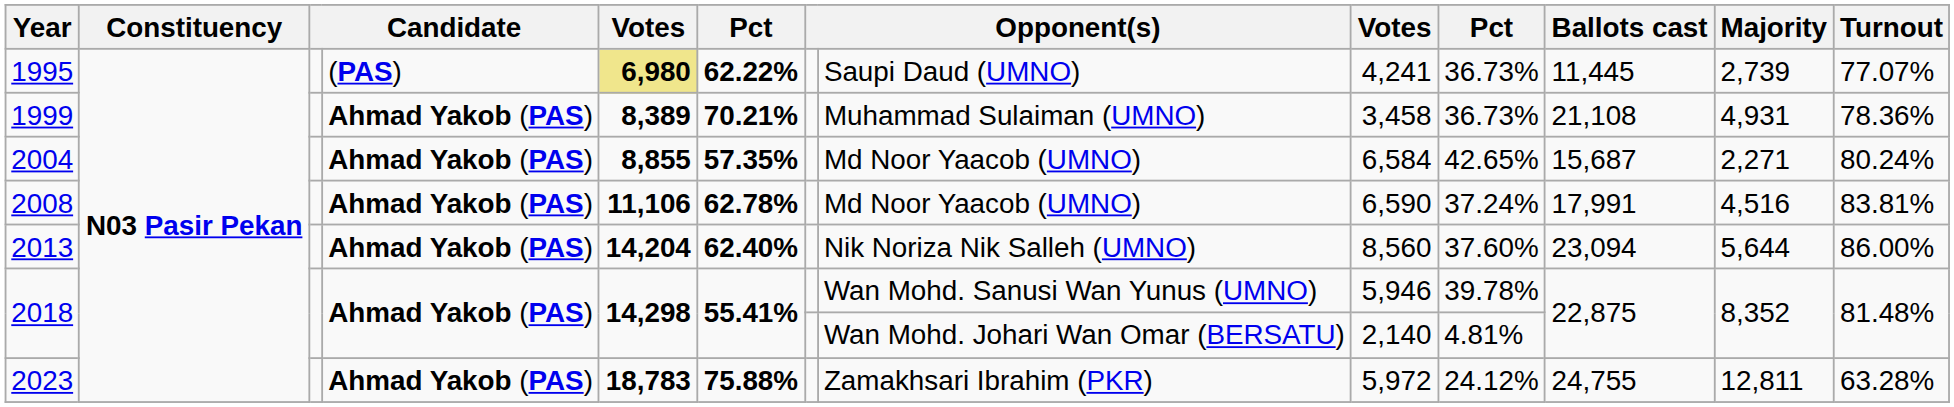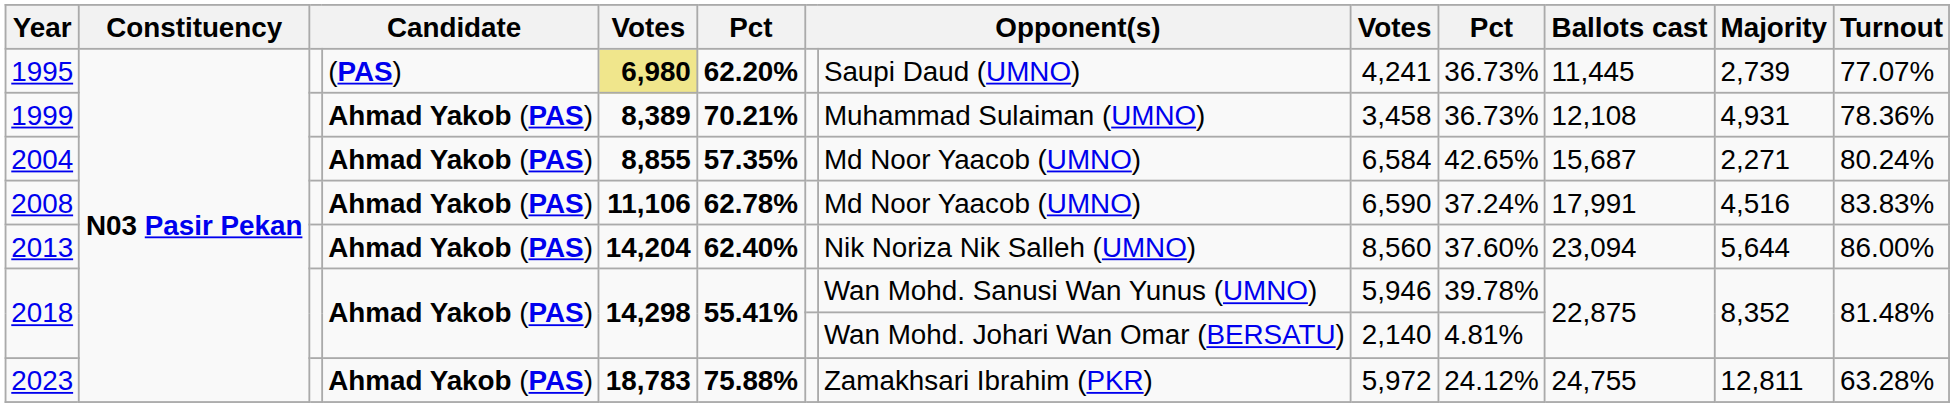(751, 71) 62.22% -> (751, 71) 62.20%
(1594, 115) 21,108 -> (1594, 115) 12,108
(1887, 203) 83.81% -> (1887, 203) 83.83%
